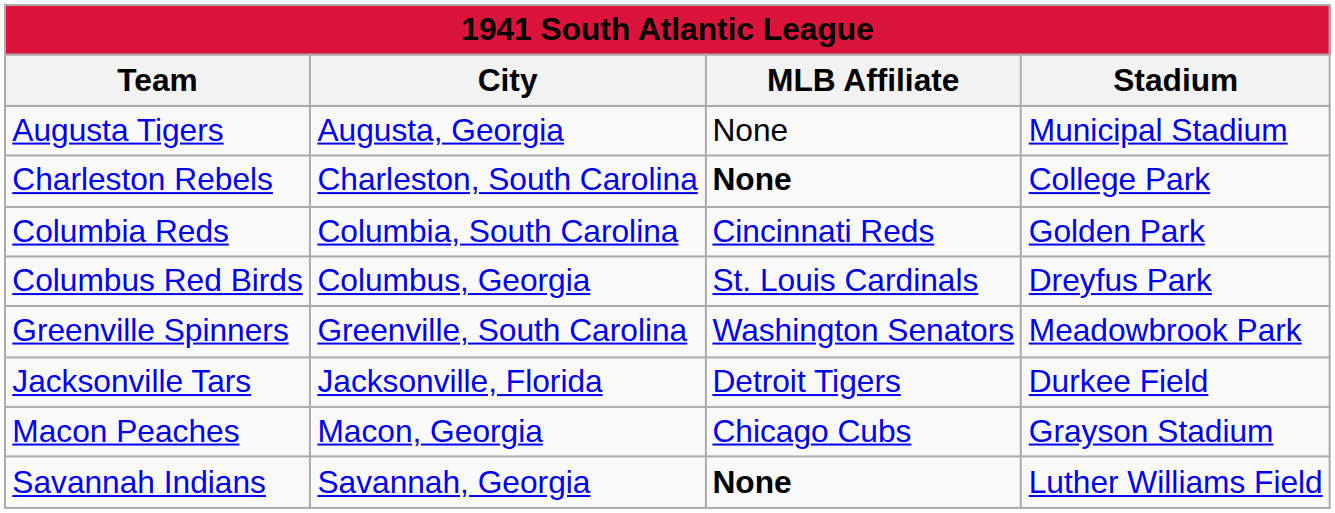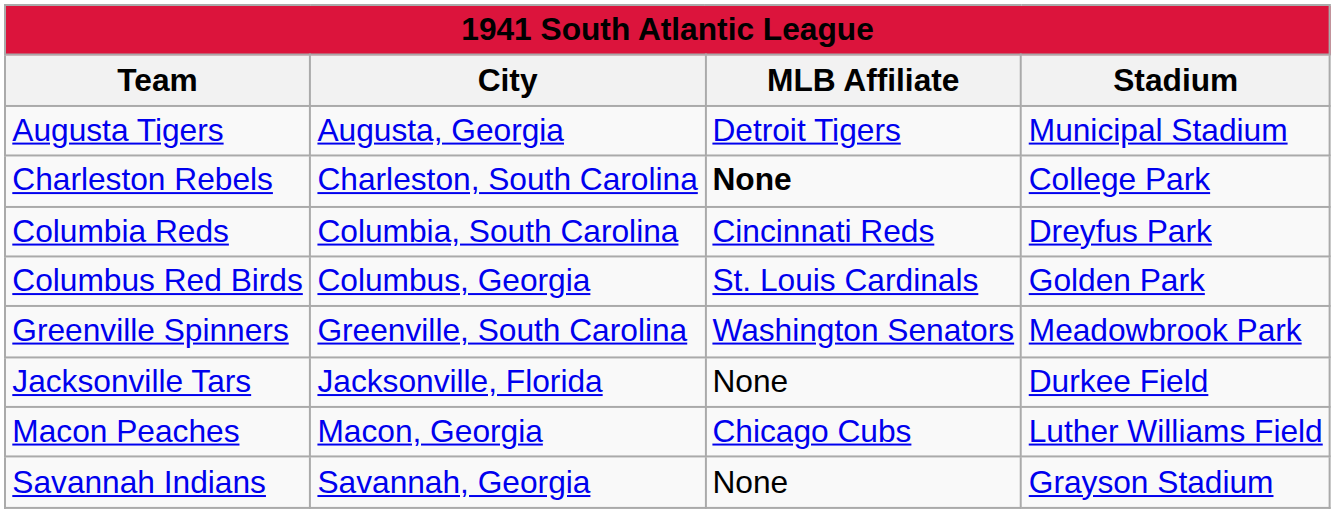(750, 130) None -> (807, 130) Detroit Tigers
(1117, 230) Golden Park -> (1120, 230) Dreyfus Park
(1120, 280) Dreyfus Park -> (1117, 280) Golden Park
(807, 381) Detroit Tigers -> (750, 381) None
(1151, 431) Grayson Stadium -> (1176, 431) Luther Williams Field
(752, 481) bold -> (750, 481) normal
(1176, 481) Luther Williams Field -> (1151, 481) Grayson Stadium
